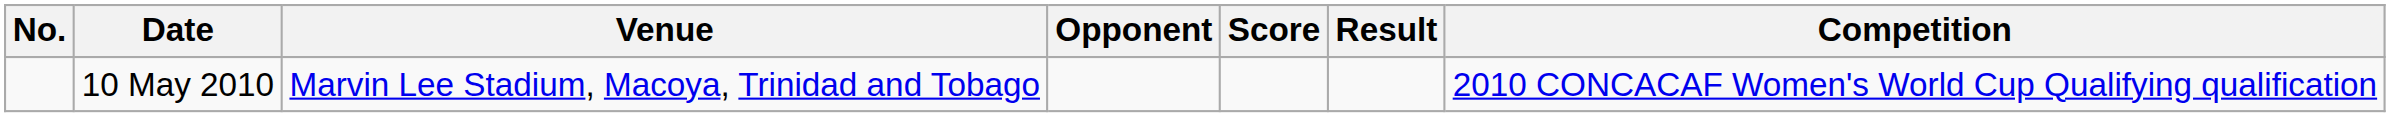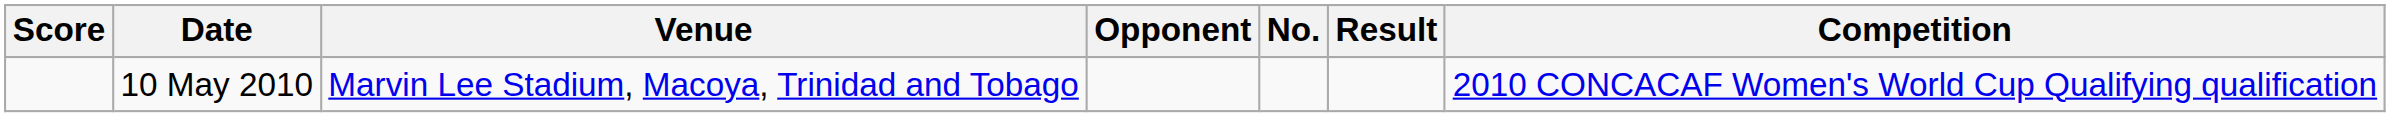columns swapped: (40, 30) <-> (1274, 30)
